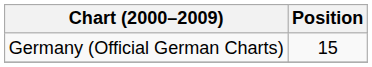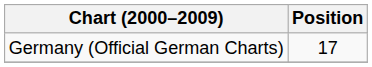(328, 47) 15 -> (328, 47) 17
